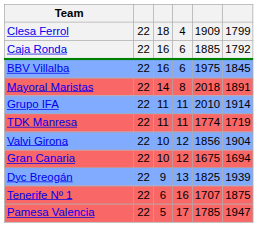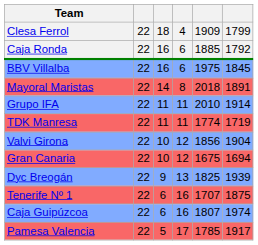+ row: (47, 213)
(238, 213) 1947 -> (238, 231) 1917
